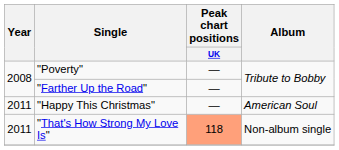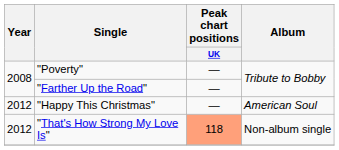(19, 105) 2011 -> (19, 105) 2012
(19, 129) 2011 -> (19, 129) 2012
